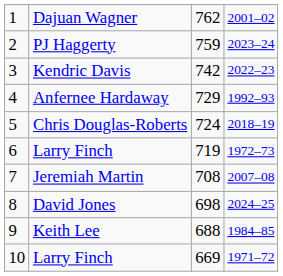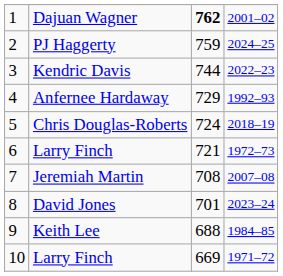(208, 17) normal -> (208, 17) bold
(251, 44) 2023–24 -> (251, 44) 2024–25
(208, 71) 742 -> (208, 71) 744
(208, 151) 719 -> (208, 151) 721
(208, 204) 698 -> (208, 204) 701
(251, 204) 2024–25 -> (251, 204) 2023–24
